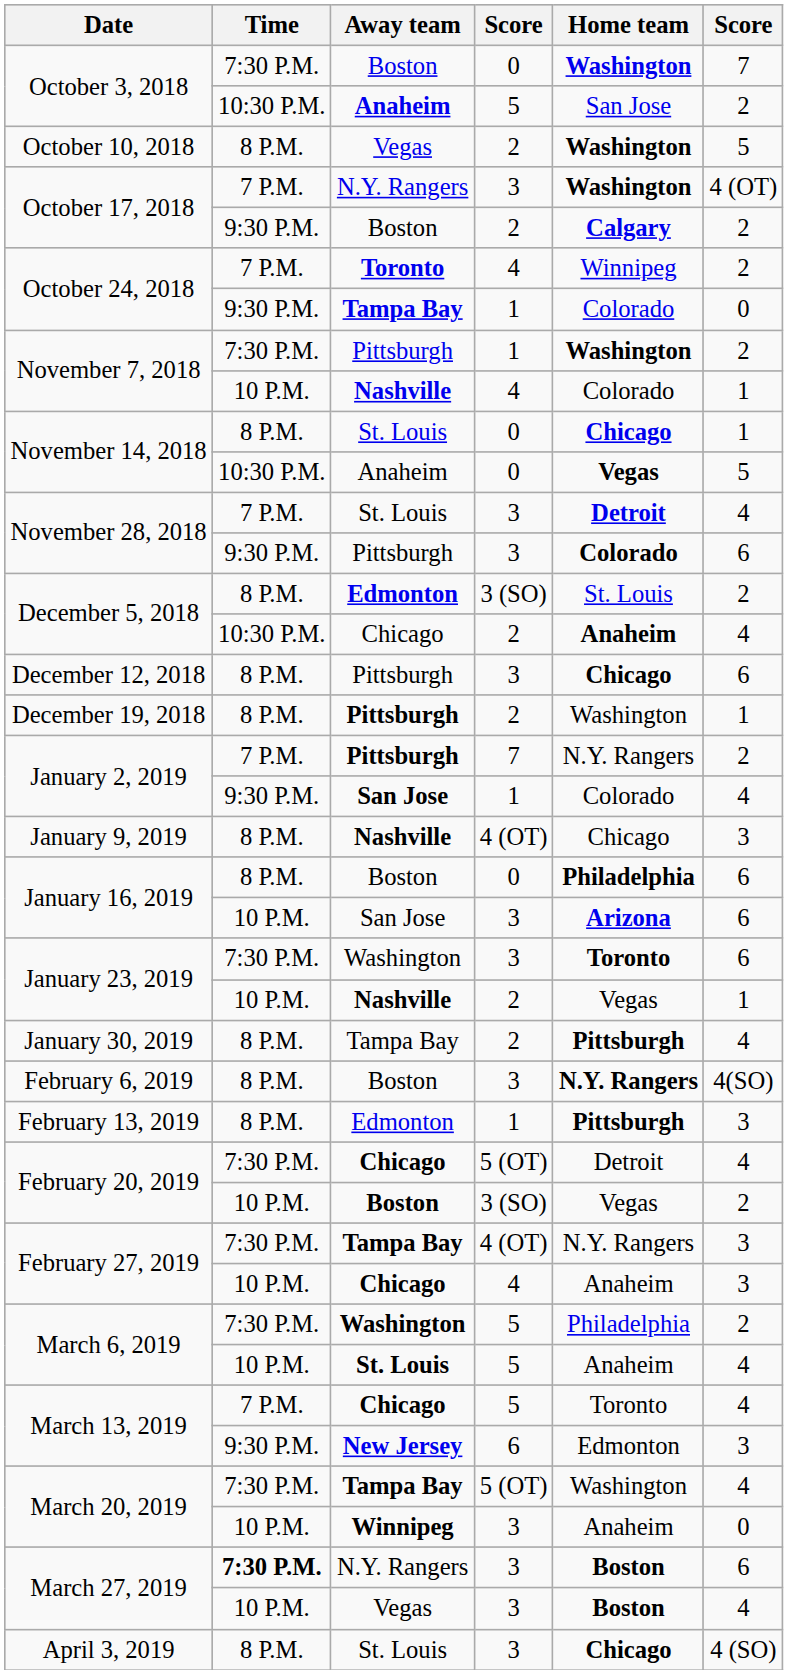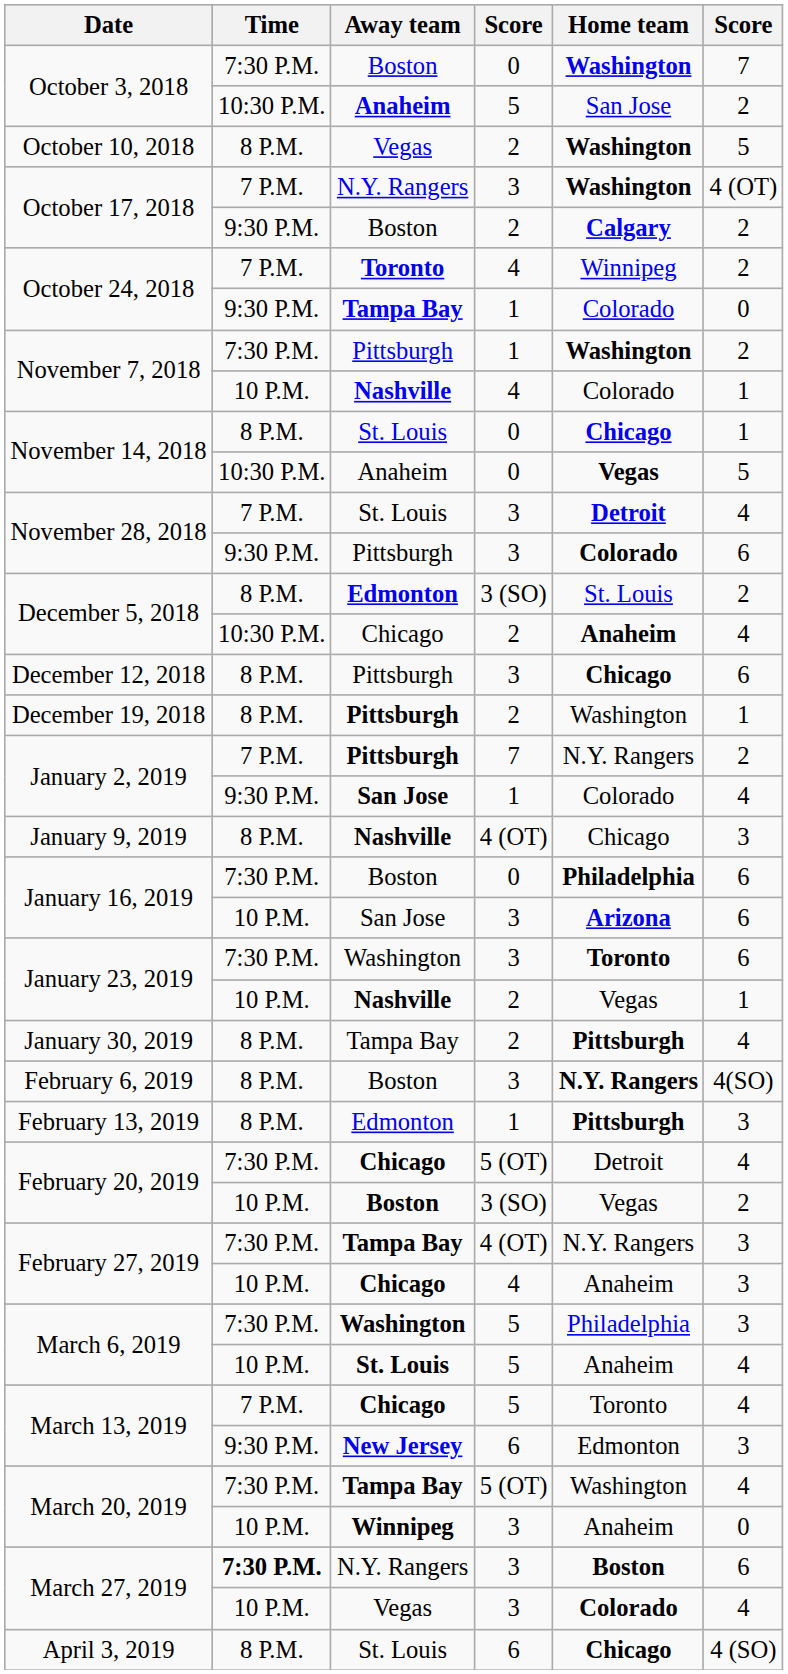(272, 877) 8 P.M. -> (272, 877) 7:30 P.M.
(743, 1324) 2 -> (743, 1324) 3
(628, 1608) Boston -> (628, 1608) Colorado
(514, 1649) 3 -> (514, 1649) 6
